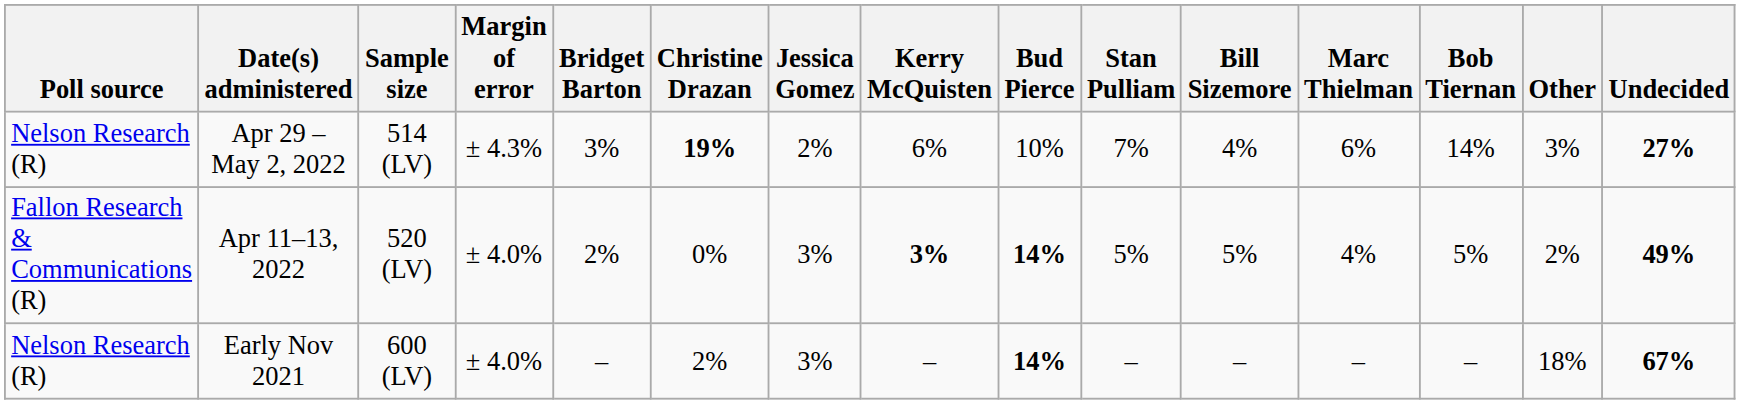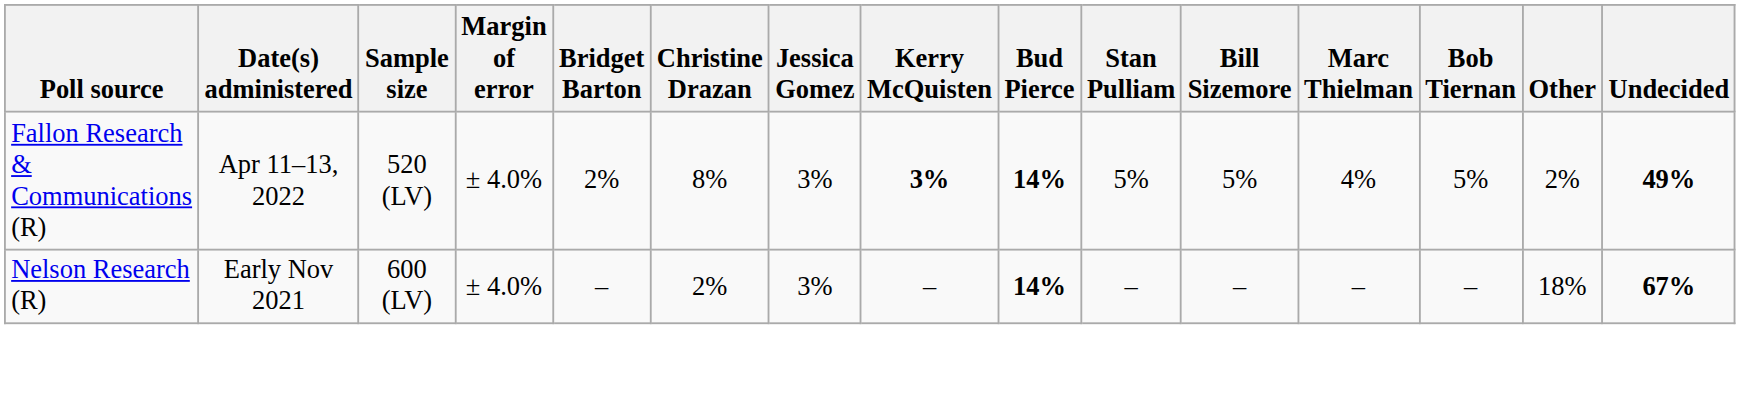- row: (279, 148)
(710, 254) 0% -> (710, 179) 8%
